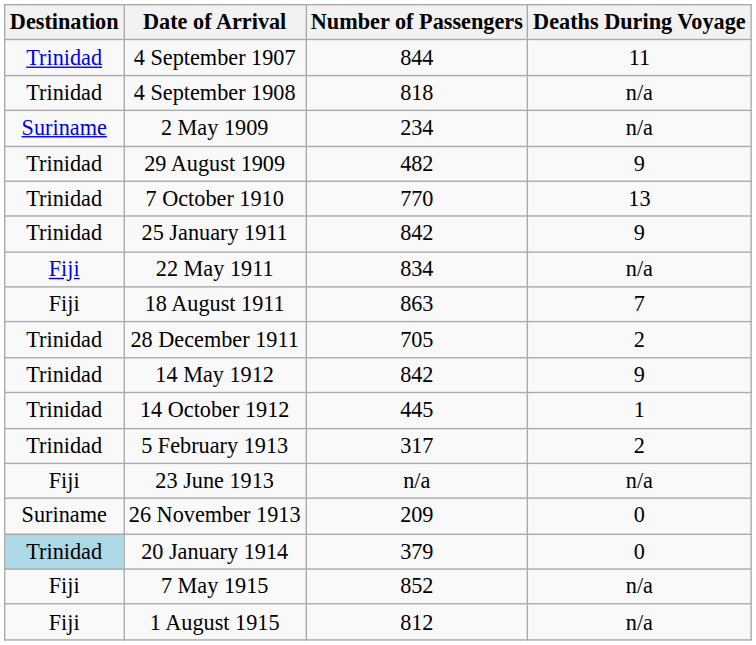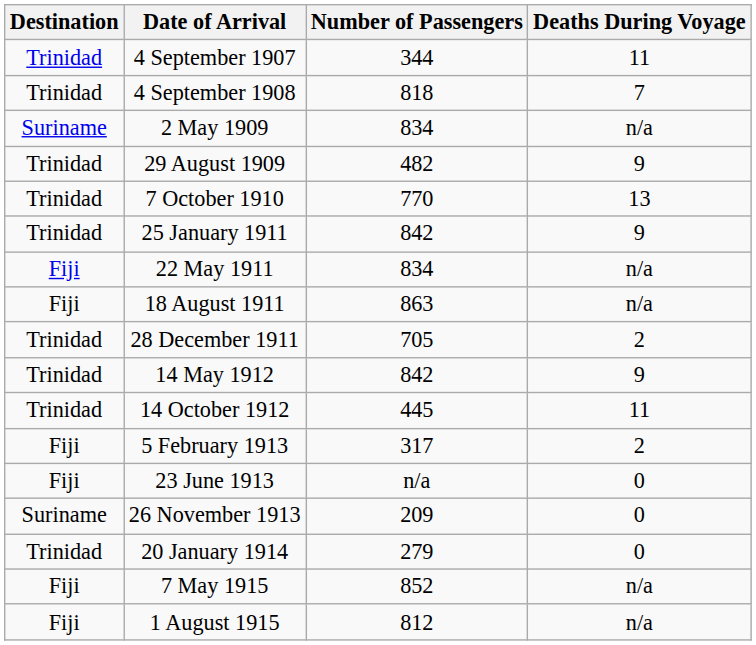(417, 57) 844 -> (417, 57) 344
(639, 92) n/a -> (639, 92) 7
(417, 127) 234 -> (417, 127) 834
(639, 304) 7 -> (639, 304) n/a
(639, 410) 1 -> (639, 410) 11
(64, 445) Trinidad -> (64, 445) Fiji
(639, 480) n/a -> (639, 480) 0
(64, 551) lightblue background -> (64, 551) no background
(417, 551) 379 -> (417, 551) 279
